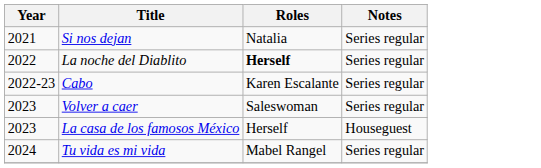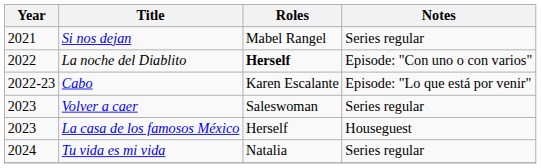(266, 38) Natalia -> (286, 38) Mabel Rangel
(385, 60) Series regular -> (439, 60) Episode: "Con uno o con varios"
(385, 83) Series regular -> (438, 83) Episode: "Lo que está por venir"
(286, 151) Mabel Rangel -> (266, 151) Natalia
